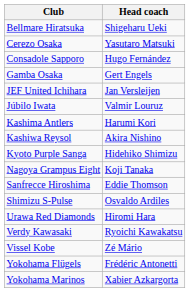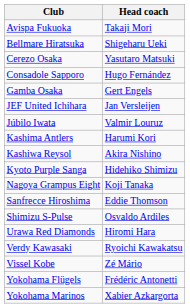+ row: (39, 28)
